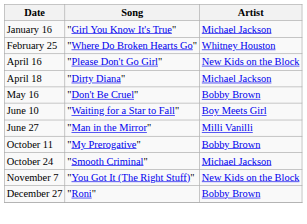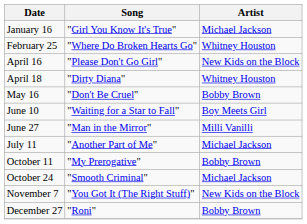(237, 78) Michael Jackson -> (239, 78) Whitney Houston
+ row: (22, 144)
